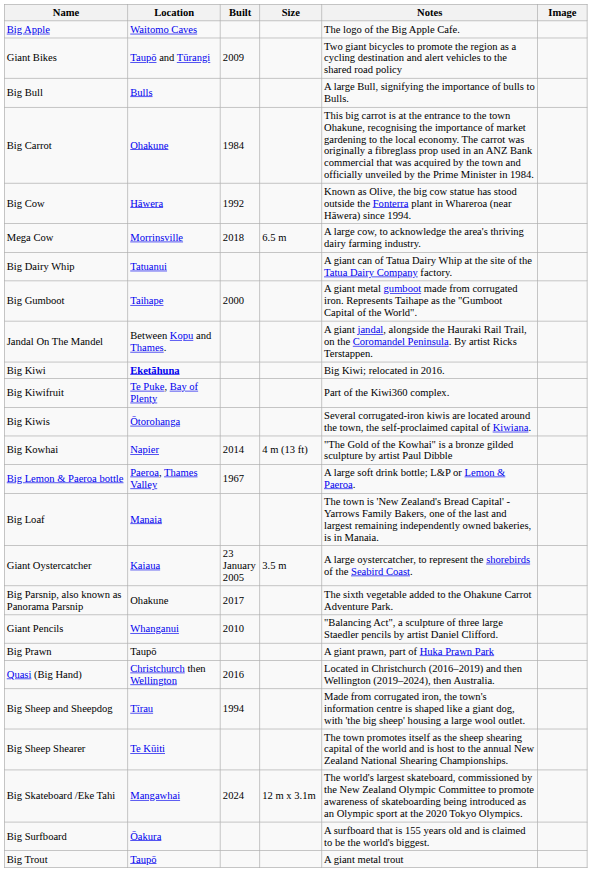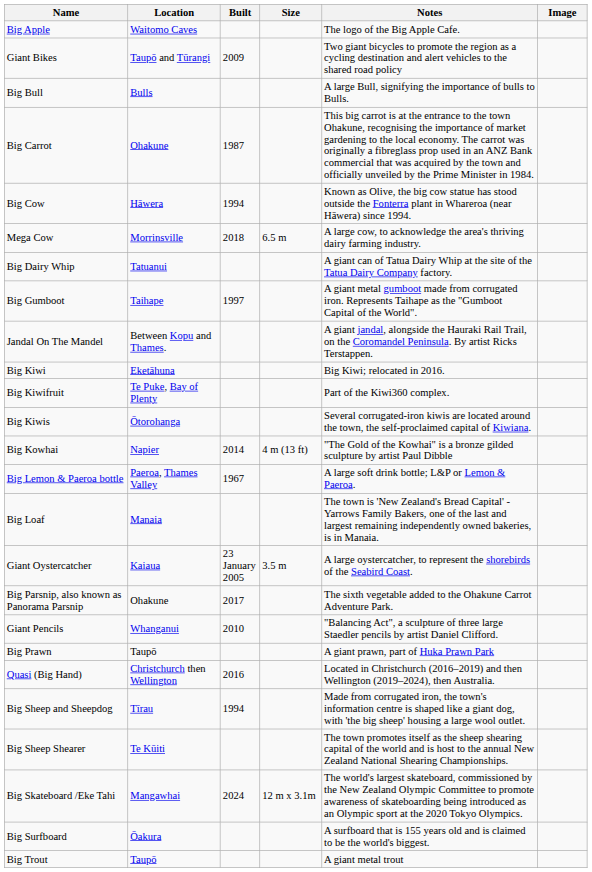(233, 145) 1984 -> (233, 145) 1987
(233, 203) 1992 -> (233, 203) 1994
(233, 301) 2000 -> (233, 301) 1997
(155, 370) bold -> (153, 370) normal
